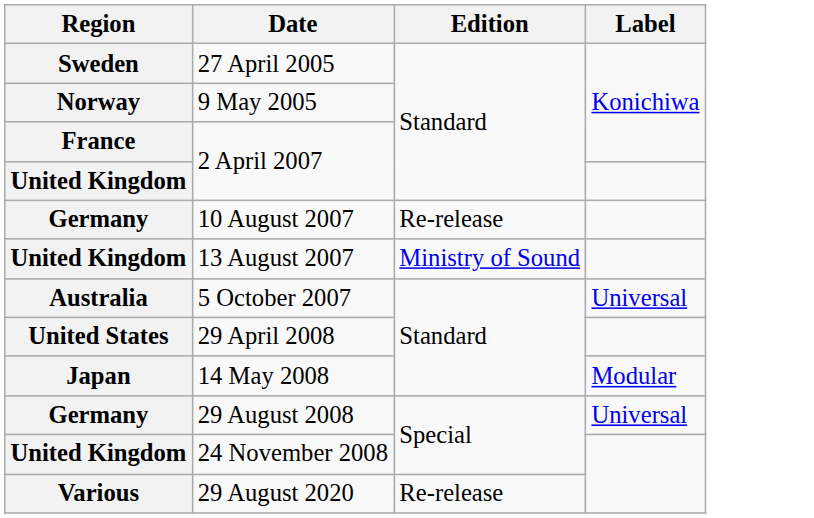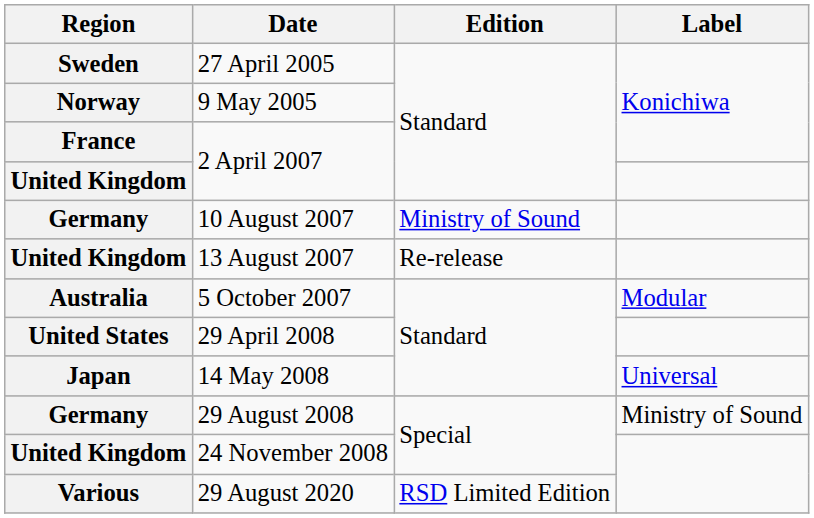(451, 219) Re-release -> (490, 219) Ministry of Sound
(490, 258) Ministry of Sound -> (451, 258) Re-release
(639, 297) Universal -> (664, 297) Modular
(634, 375) Modular -> (669, 375) Universal
(639, 414) Universal -> (712, 414) Ministry of Sound
(451, 492) Re-release -> (505, 492) RSD Limited Edition
